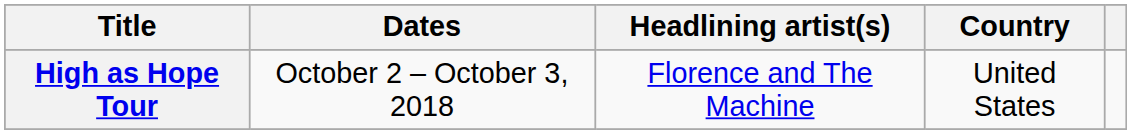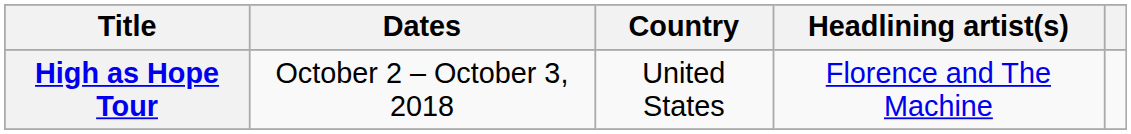columns swapped: (760, 27) <-> (1015, 27)
